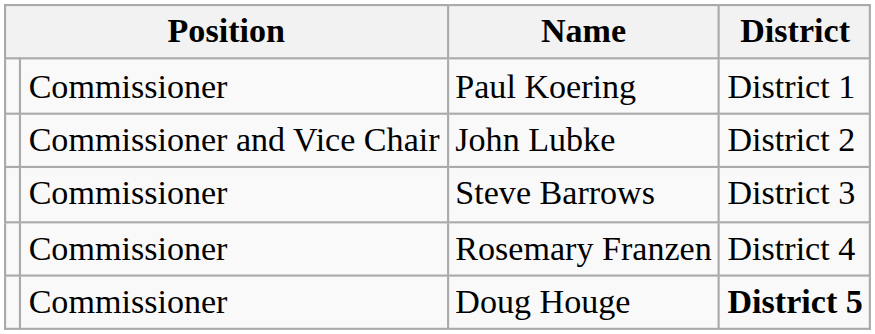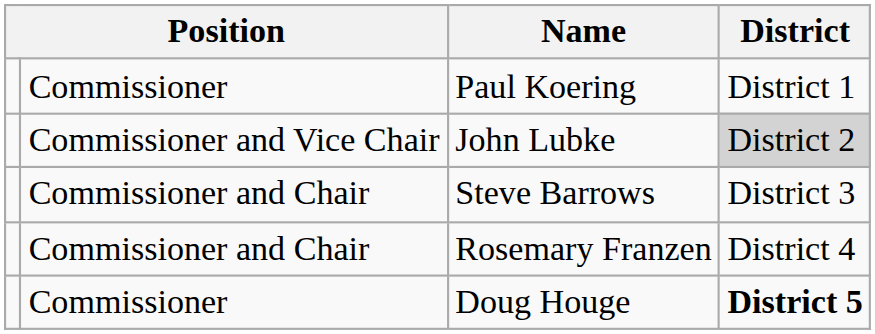(791, 139) no background -> (791, 139) lightgrey background
(128, 193) Commissioner -> (199, 193) Commissioner and Chair
(128, 247) Commissioner -> (199, 247) Commissioner and Chair
